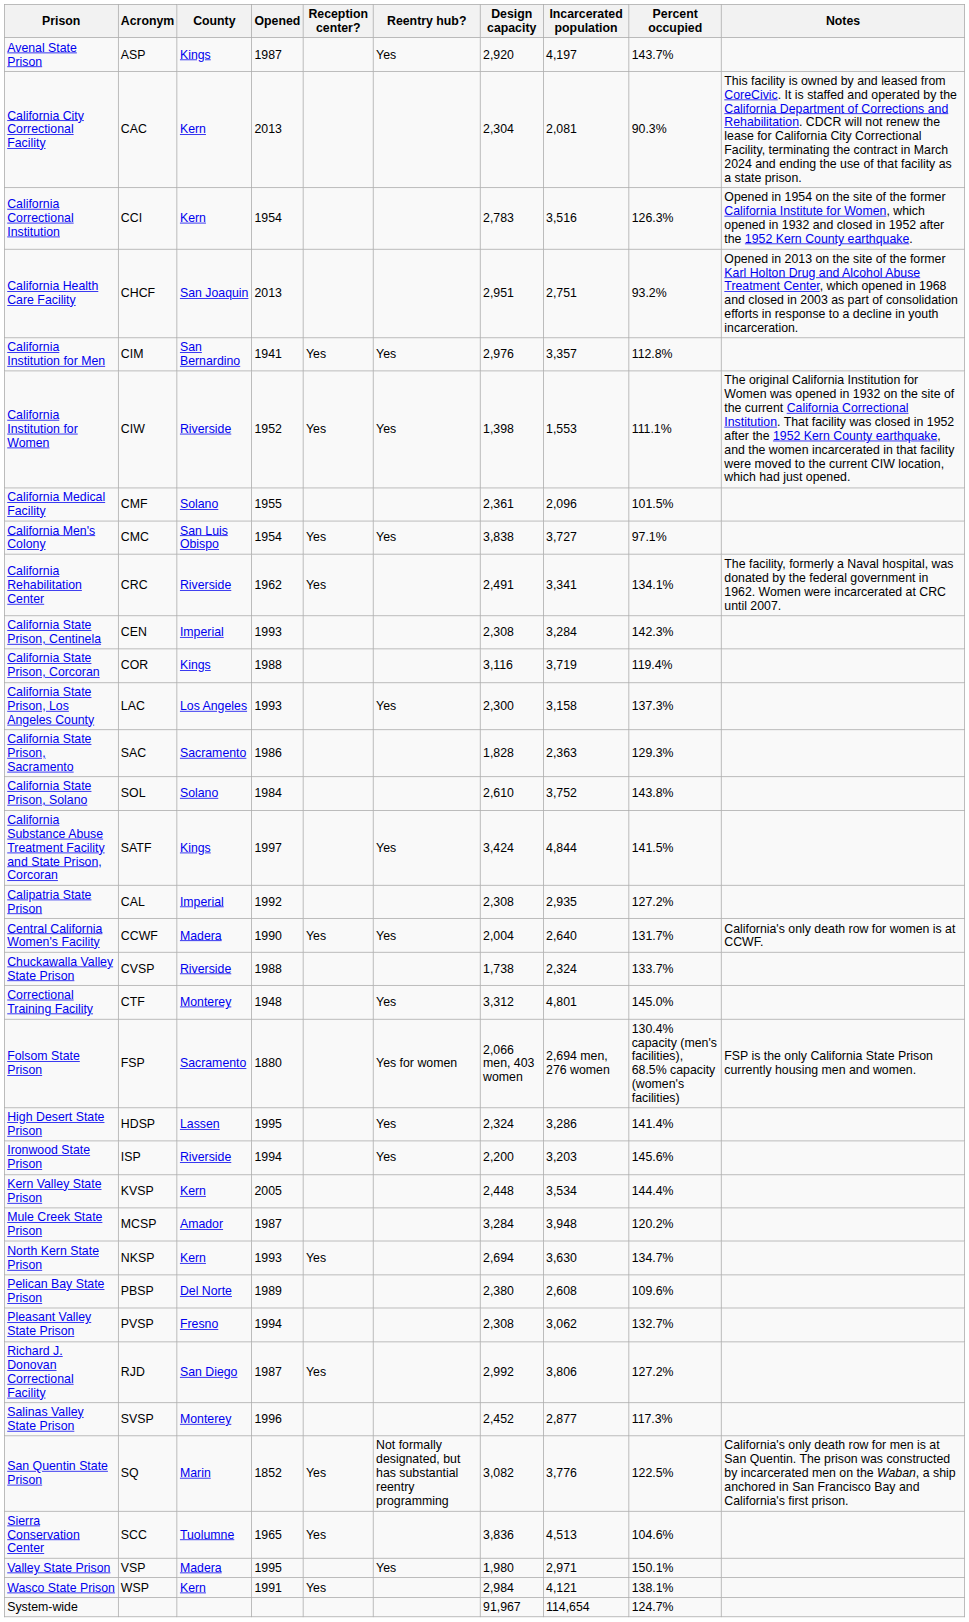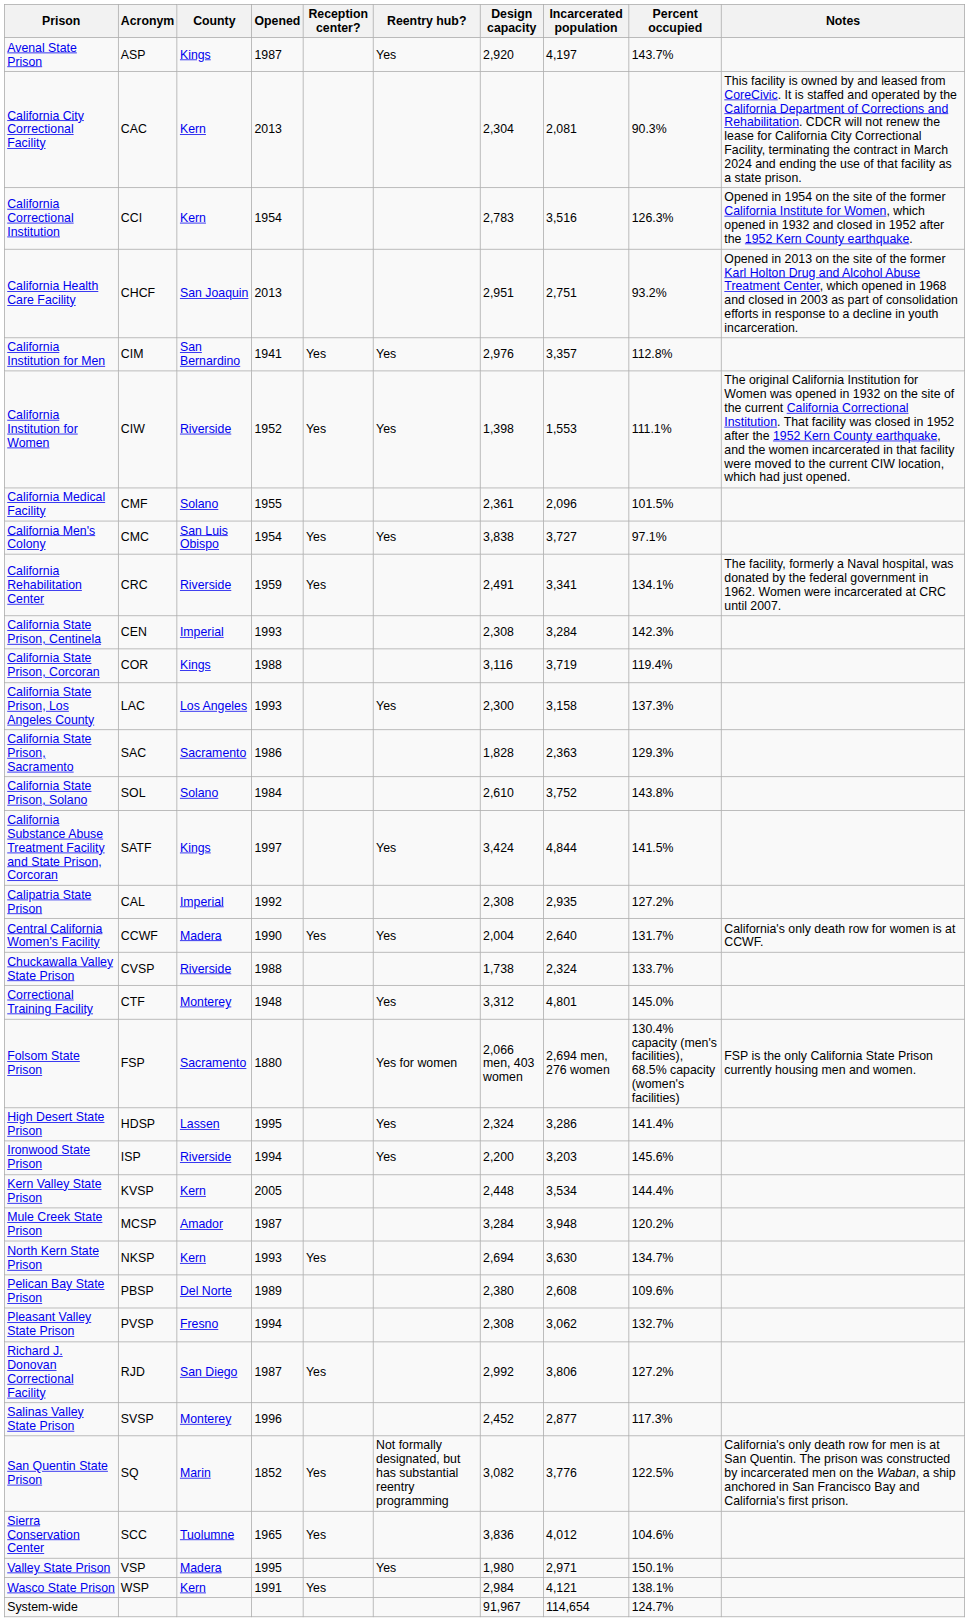(268, 585) 1962 -> (268, 585) 1959
(561, 1534) 4,513 -> (561, 1534) 4,012
